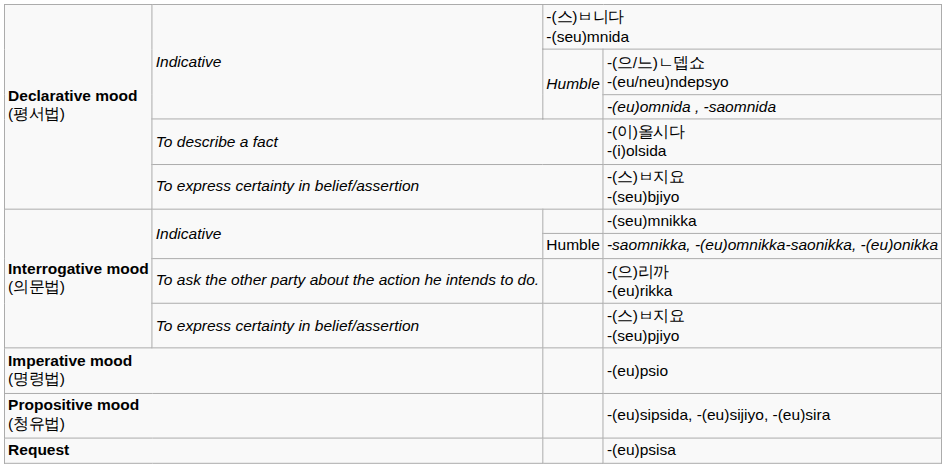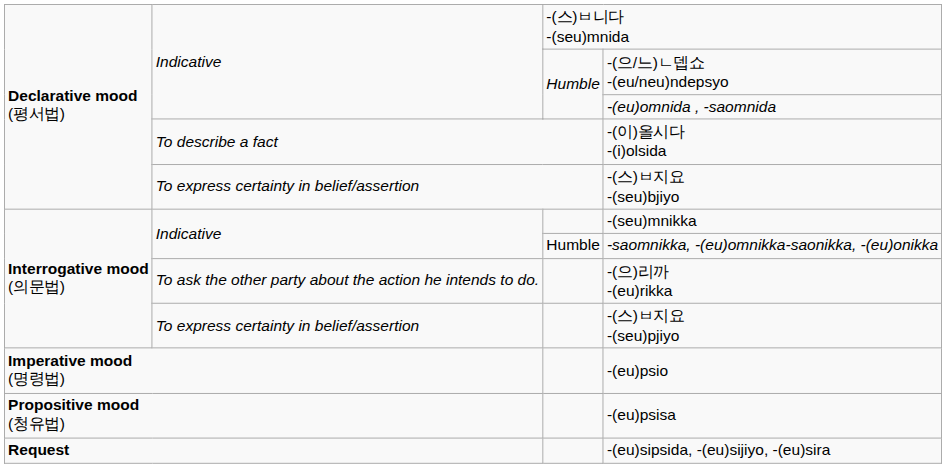(719, 415) -(eu)sipsida, -(eu)sijiyo, -(eu)sira -> (641, 415) -(eu)psisa
(641, 450) -(eu)psisa -> (719, 450) -(eu)sipsida, -(eu)sijiyo, -(eu)sira
